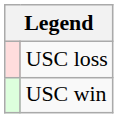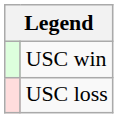rows swapped: (66, 95) <-> (67, 59)
